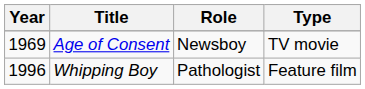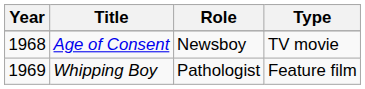(27, 44) 1969 -> (27, 44) 1968
(27, 71) 1996 -> (27, 71) 1969
